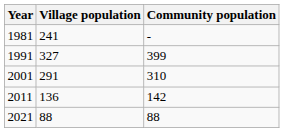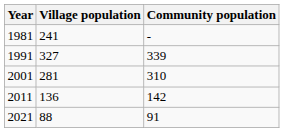(156, 55) 399 -> (156, 55) 339
(49, 76) 291 -> (49, 76) 281
(153, 117) 88 -> (153, 117) 91
